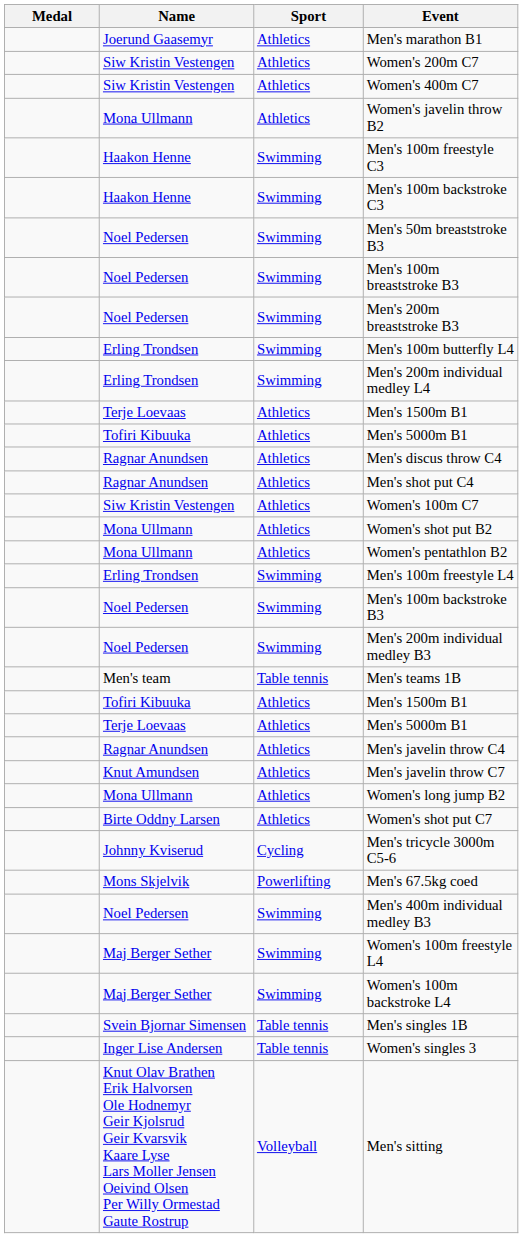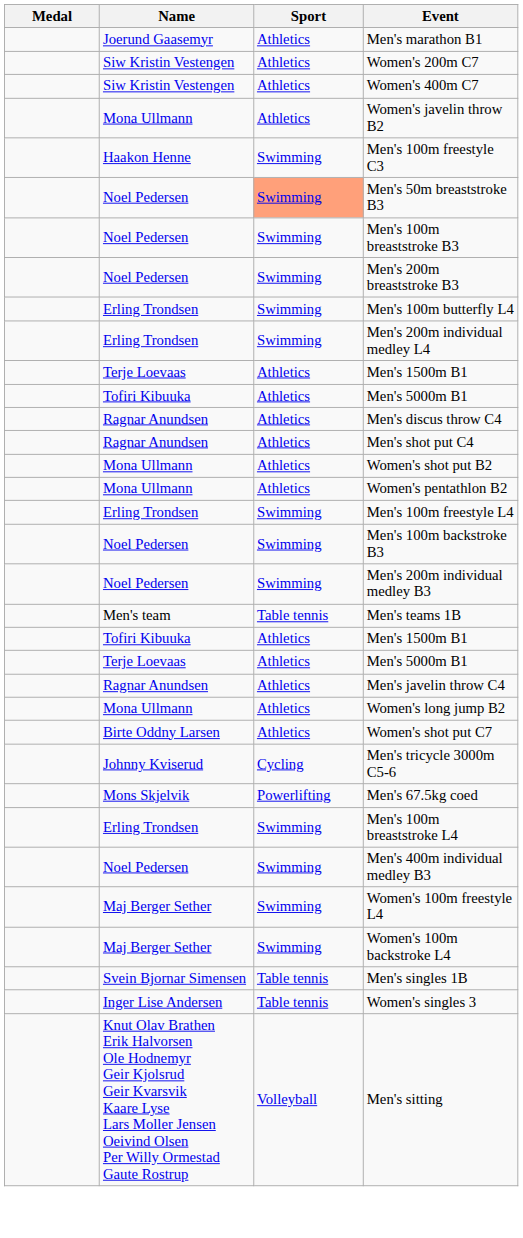- row: (147, 197)
(289, 237) no background -> (289, 197) lightsalmon background
- row: (169, 505)
- row: (151, 772)
+ row: (151, 827)
